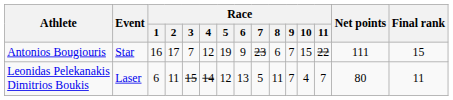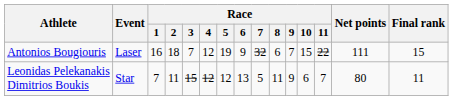(125, 52) Star -> (128, 52) Laser
(174, 52) 17 -> (174, 52) 18
(260, 52) 23 -> (260, 52) 32
(128, 78) Laser -> (125, 78) Star
(156, 78) 6 -> (156, 78) 7
(208, 78) 14 -> (208, 78) 12
(292, 78) 7 -> (292, 78) 9
(306, 78) 4 -> (306, 78) 6
